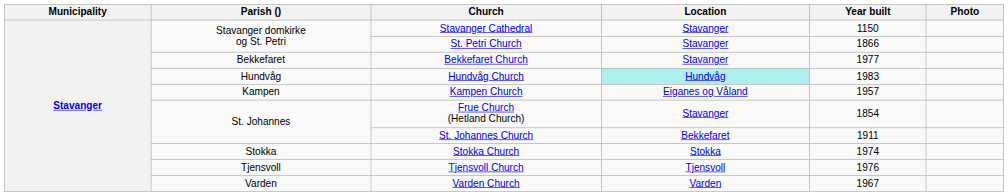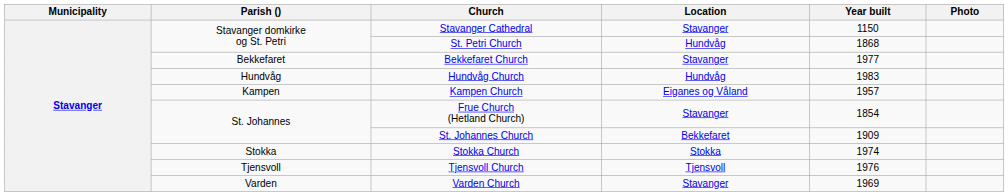(705, 44) Stavanger -> (705, 44) Hundvåg
(868, 44) 1866 -> (868, 44) 1868
(705, 76) paleturquoise background -> (705, 76) no background
(868, 135) 1911 -> (868, 135) 1909
(705, 183) Varden -> (705, 183) Stavanger
(868, 183) 1967 -> (868, 183) 1969
